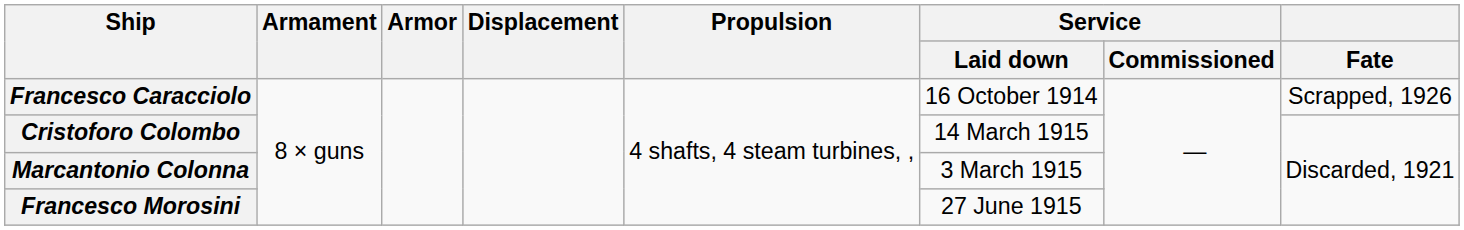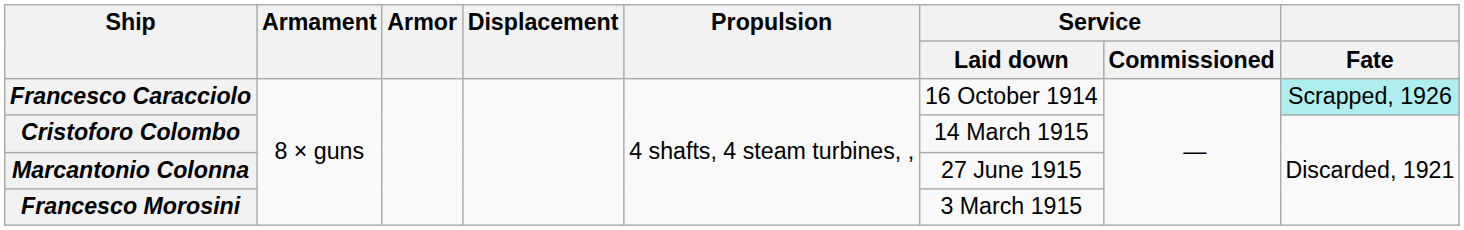(1370, 96) no background -> (1370, 96) paleturquoise background
(1011, 170) 3 March 1915 -> (1011, 170) 27 June 1915
(1011, 206) 27 June 1915 -> (1011, 206) 3 March 1915
